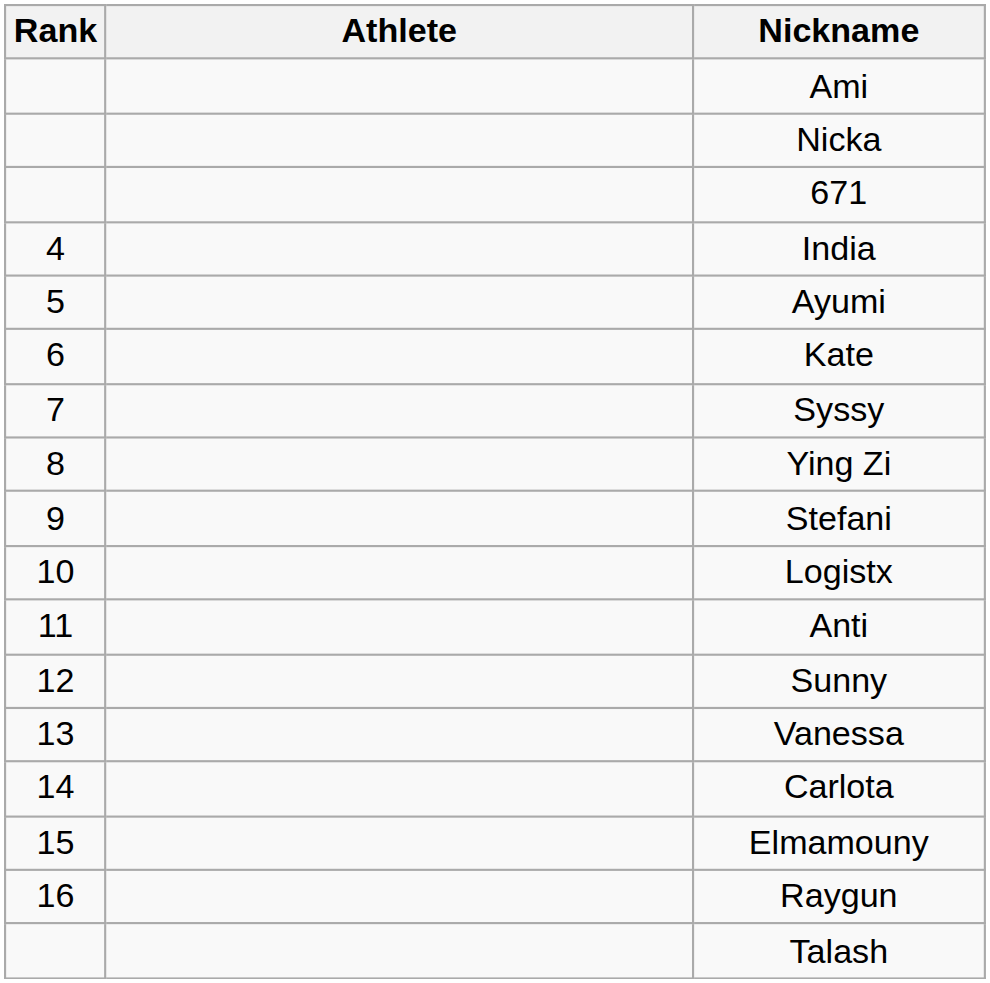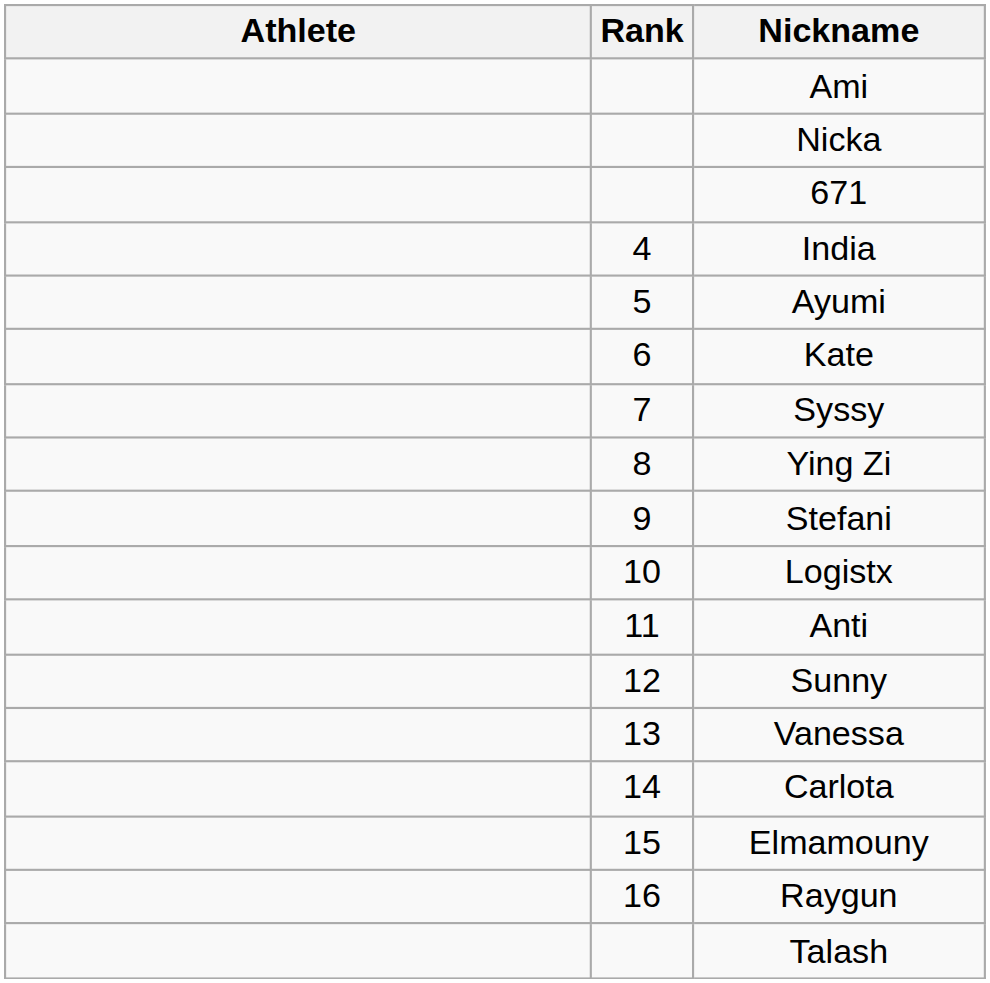columns swapped: (56, 31) <-> (399, 31)
